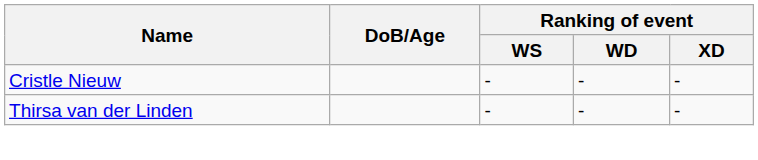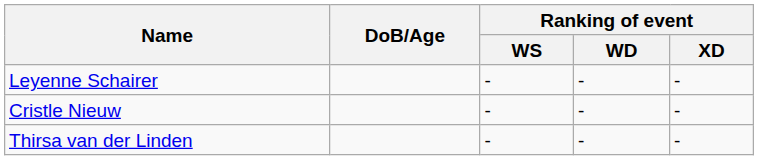+ row: (83, 80)
